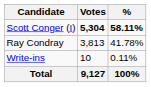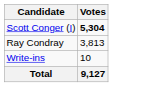- column: (127, 12)
